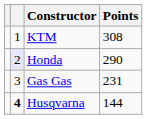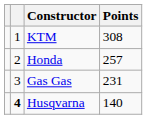(17, 59) lavender background -> (17, 59) no background
(113, 59) 290 -> (113, 59) 257
(113, 103) 144 -> (113, 103) 140
